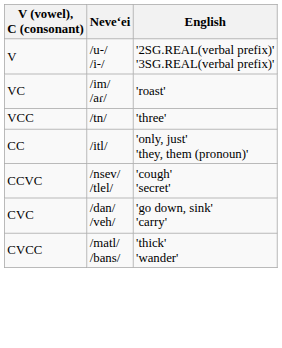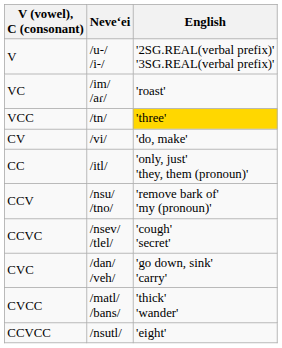(151, 118) no background -> (151, 118) gold background
+ row: (16, 139)
+ row: (21, 201)
+ row: (29, 332)
